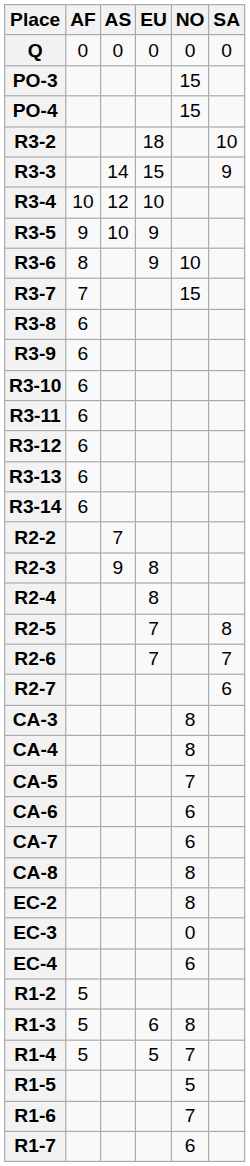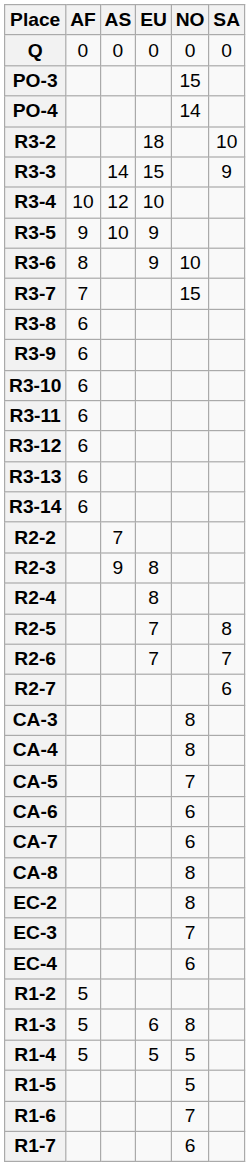(190, 111) 15 -> (190, 111) 14
(190, 933) 0 -> (190, 933) 7
(190, 1055) 7 -> (190, 1055) 5
